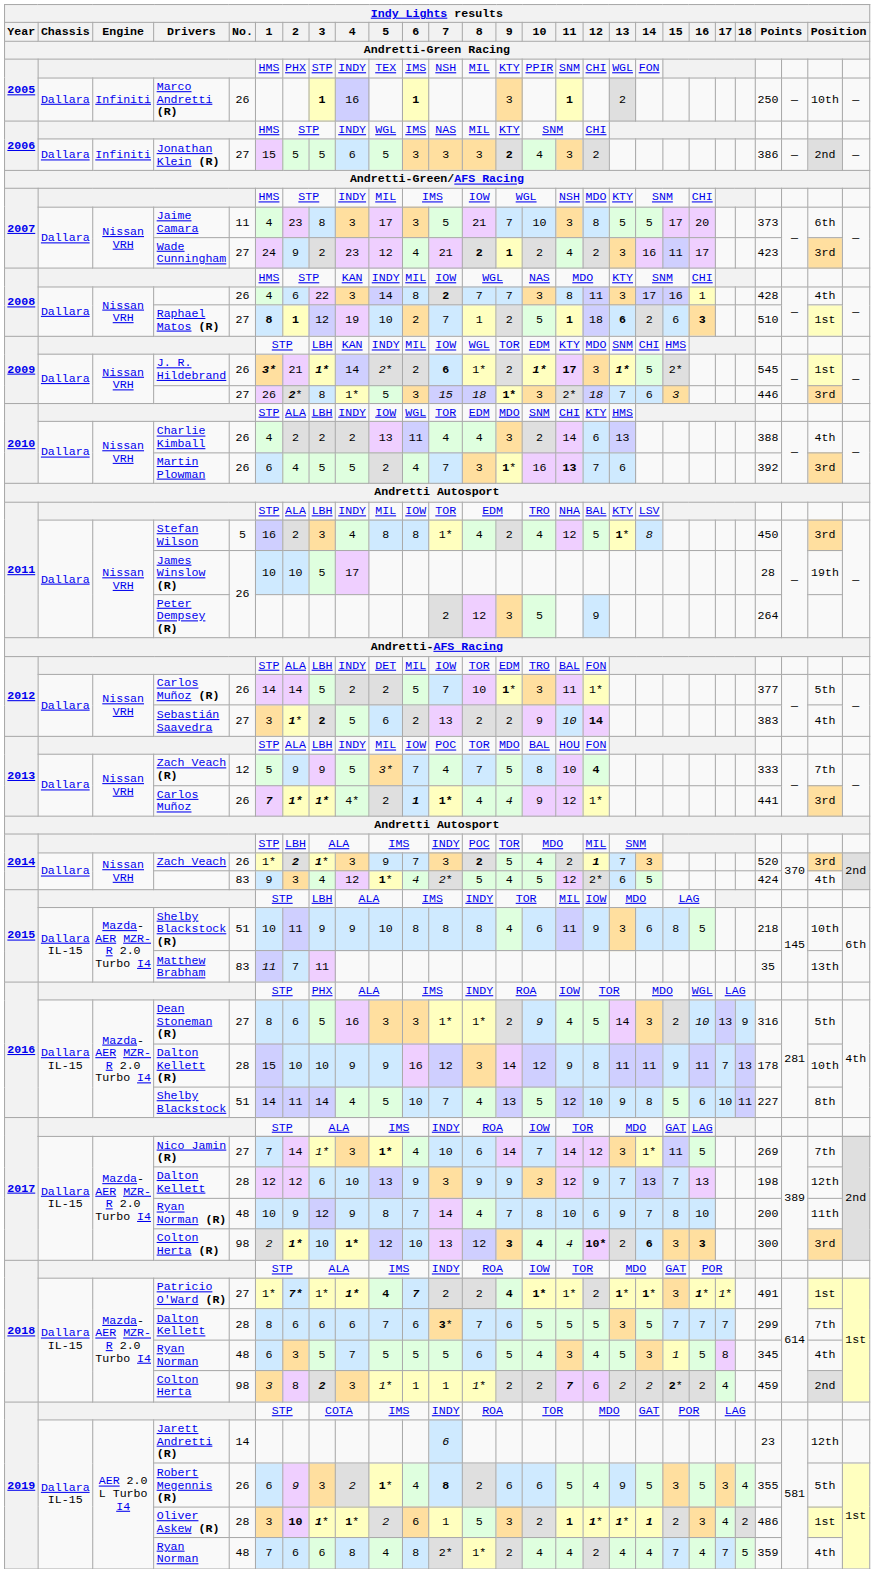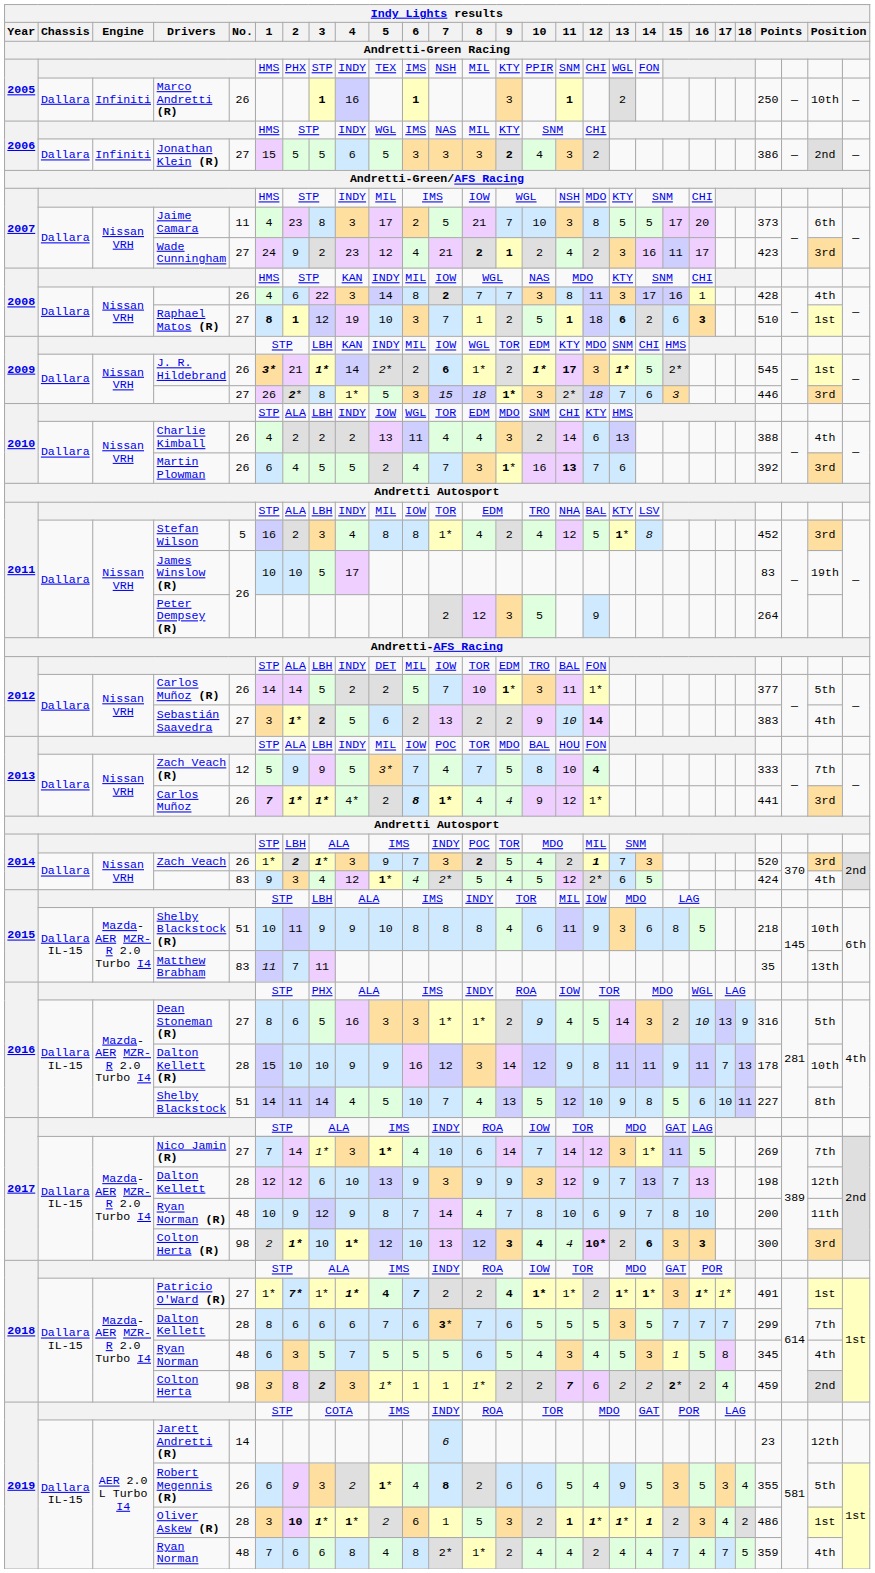(416, 222) 3 -> (416, 222) 2
(416, 321) 2 -> (416, 321) 3
(768, 535) 450 -> (768, 535) 452
(768, 573) 28 -> (768, 573) 83
(416, 801) 1 -> (416, 801) 8
